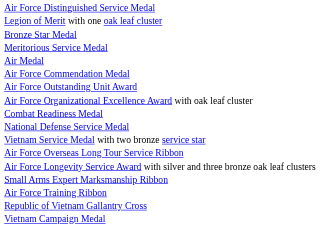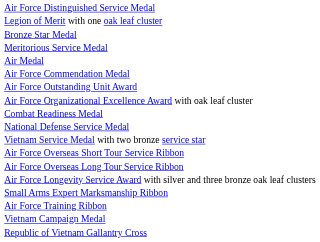+ row: (94, 153)
rows swapped: (76, 206) <-> (55, 219)
